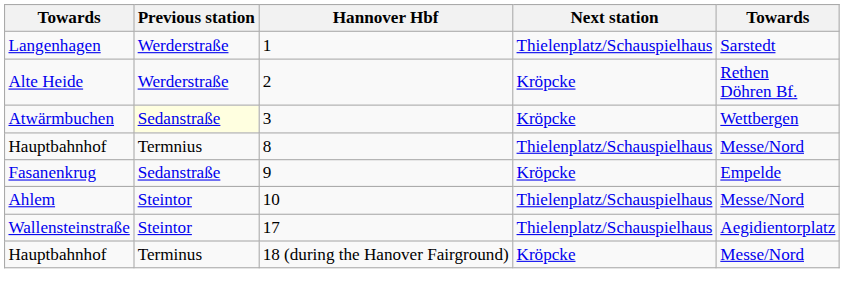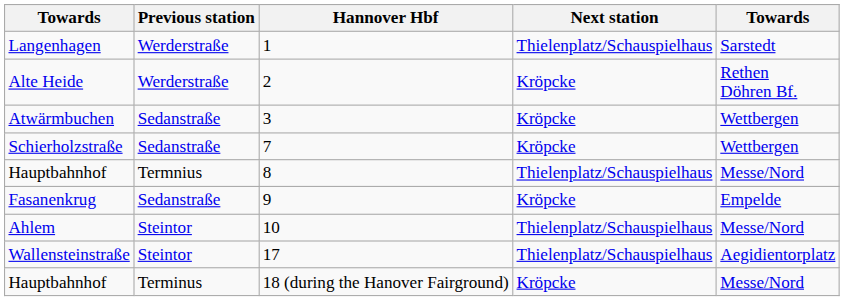(179, 118) lightyellow background -> (179, 118) no background
+ row: (267, 145)
